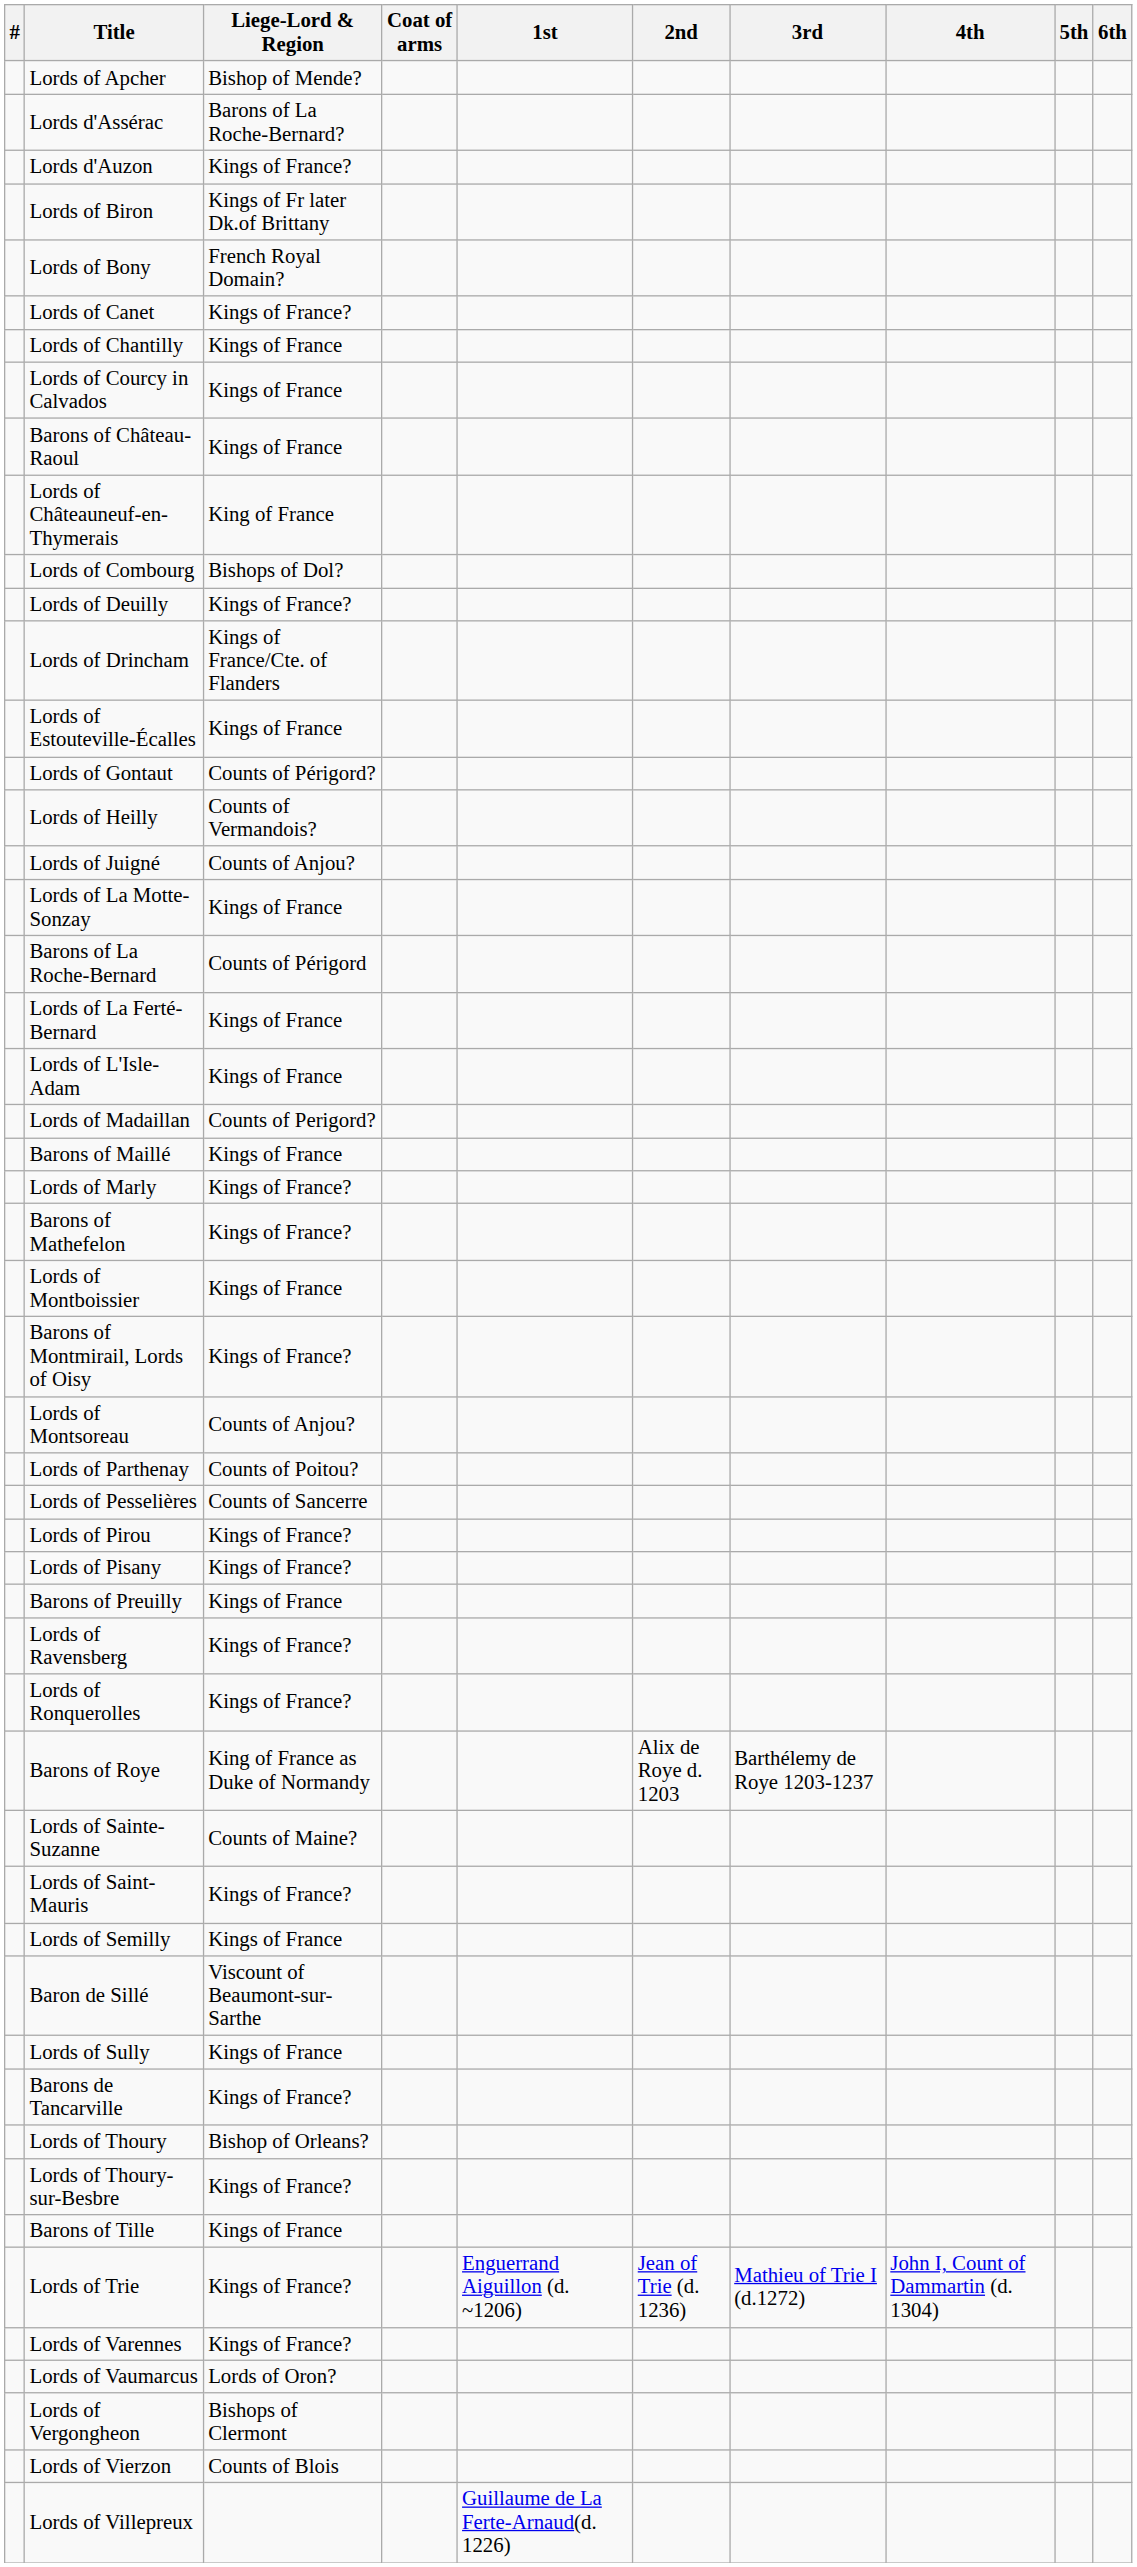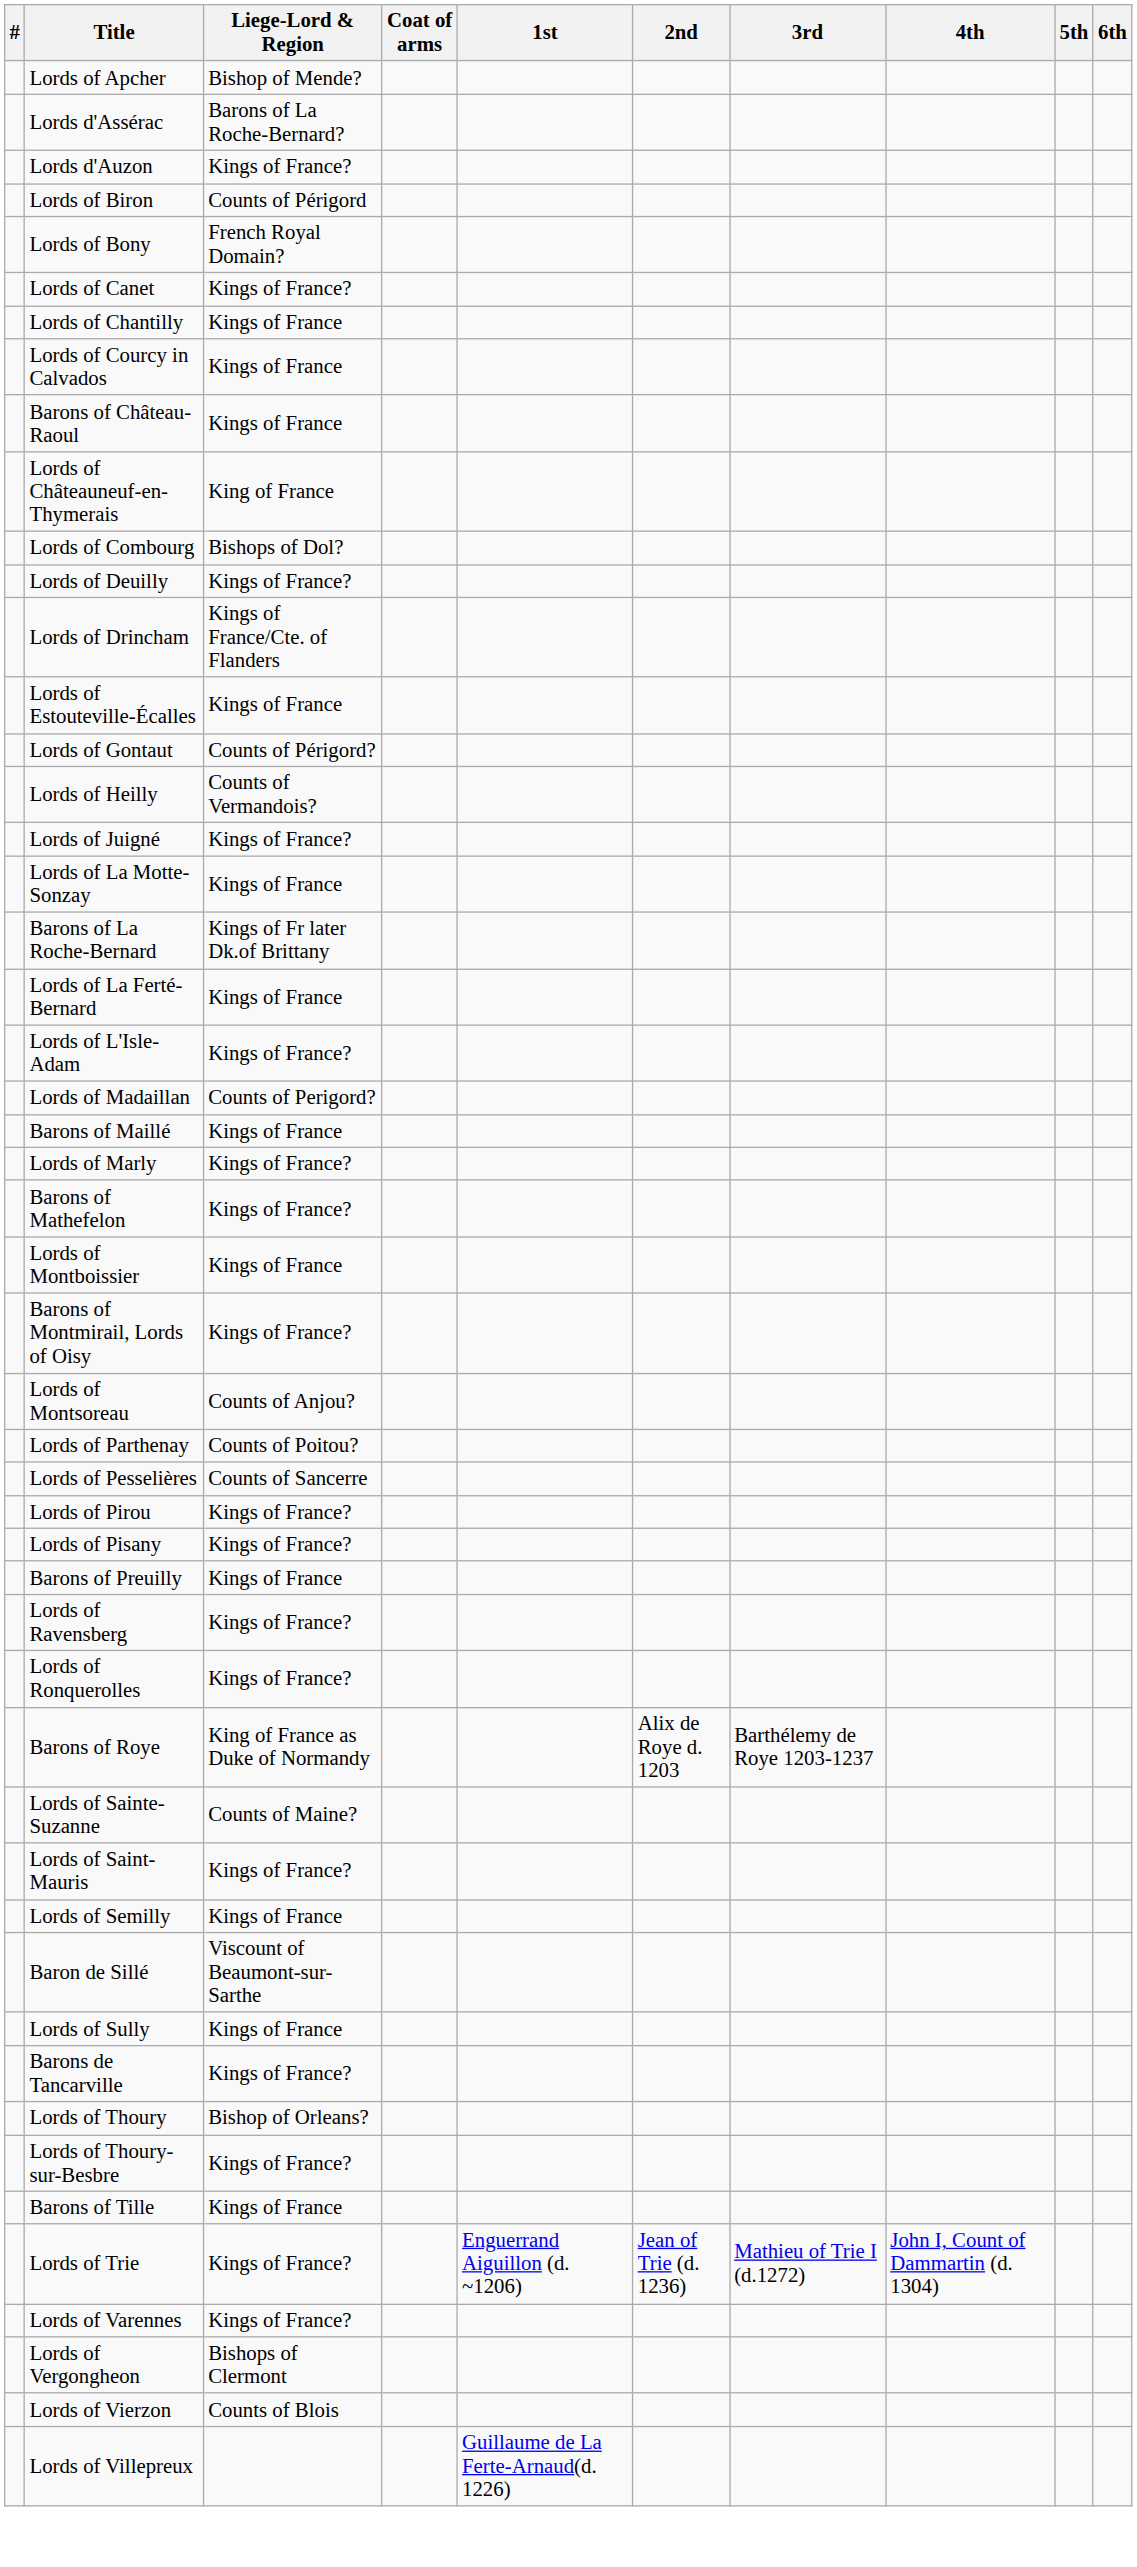(277, 211) Kings of Fr later Dk.of Brittany -> (287, 199) Counts of Périgord
(282, 862) Counts of Anjou? -> (280, 839) Kings of France?
(287, 963) Counts of Périgord -> (277, 940) Kings of Fr later Dk.of Brittany
(275, 1076) Kings of France -> (280, 1053) Kings of France?
- row: (114, 2376)
